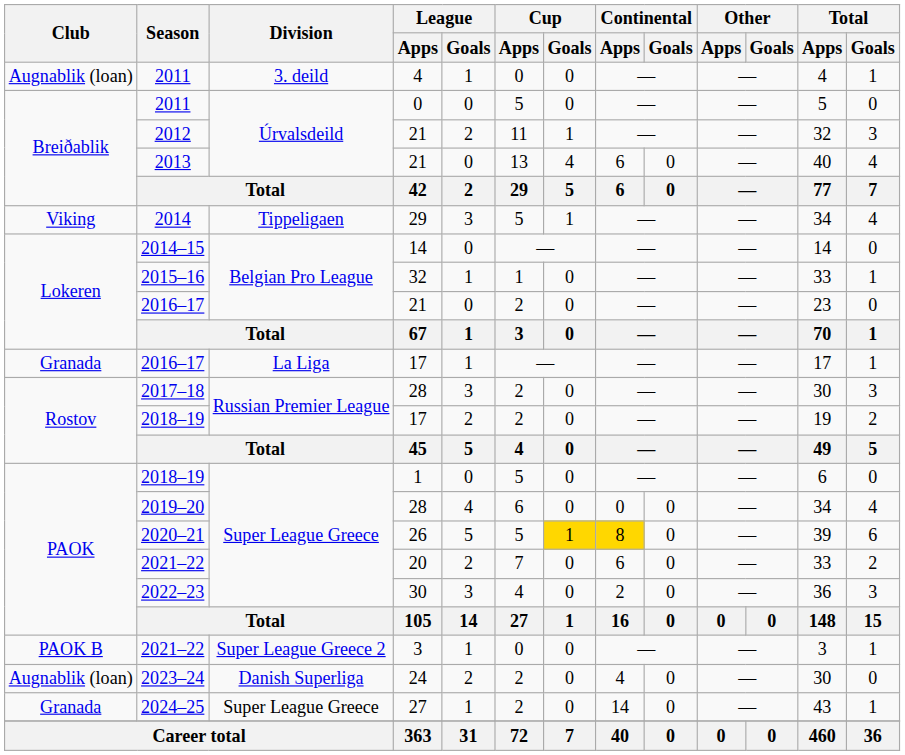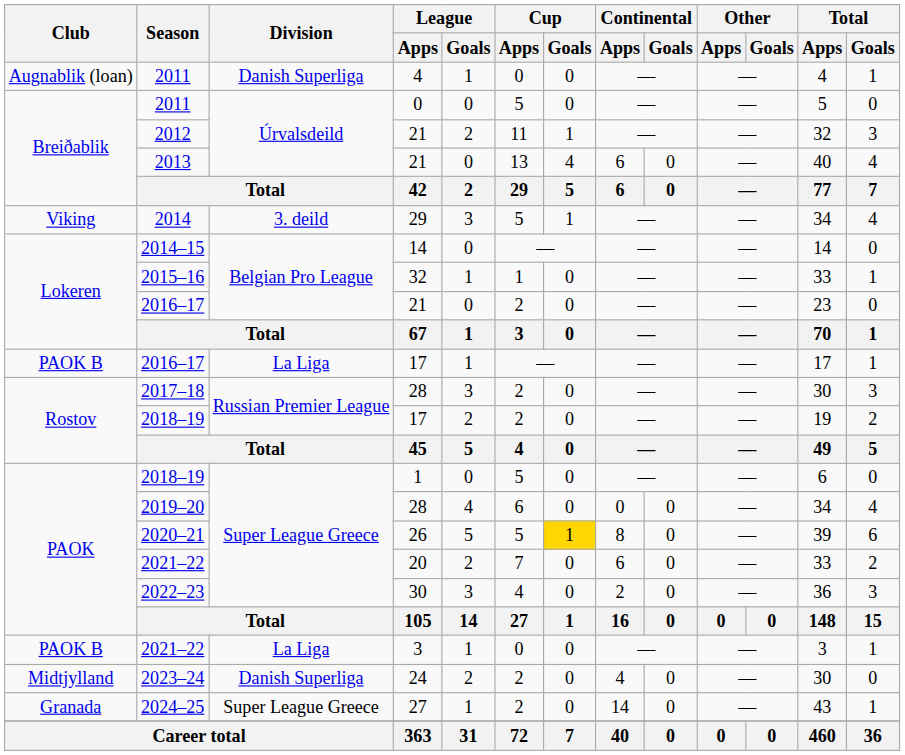(301, 76) 3. deild -> (301, 76) Danish Superliga
(301, 219) Tippeligaen -> (301, 219) 3. deild
(71, 362) Granada -> (71, 362) PAOK B
(620, 534) gold background -> (620, 534) no background
(301, 649) Super League Greece 2 -> (301, 649) La Liga
(71, 678) Augnablik (loan) -> (71, 678) Midtjylland
